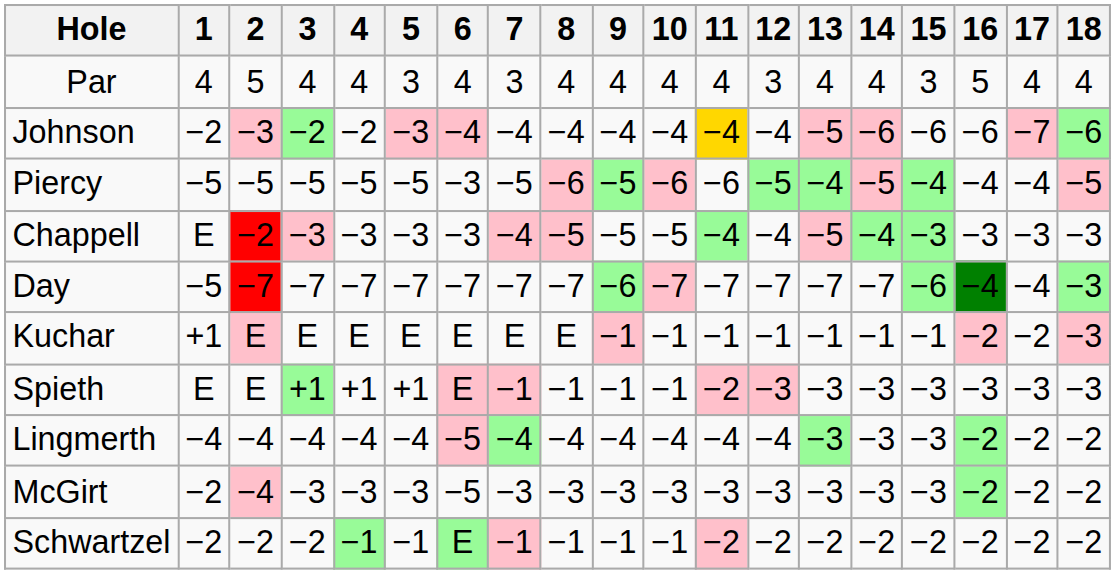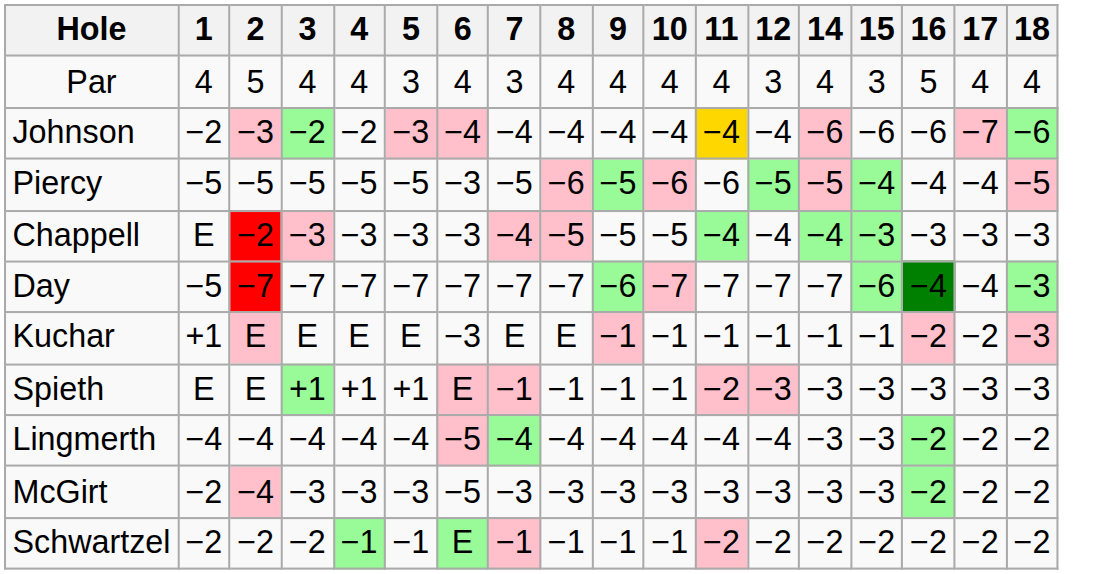- column: (825, 30)
(463, 337) E -> (463, 337) −3
